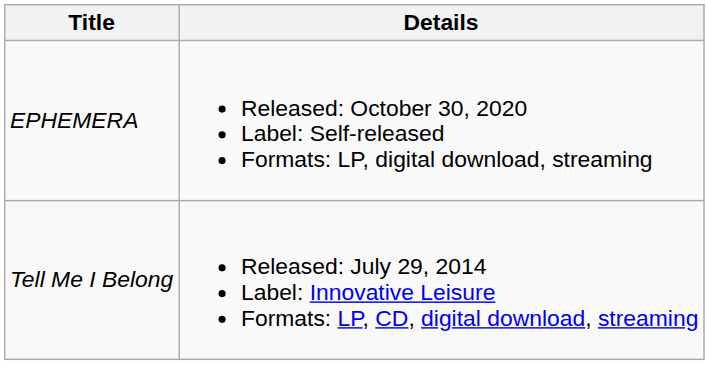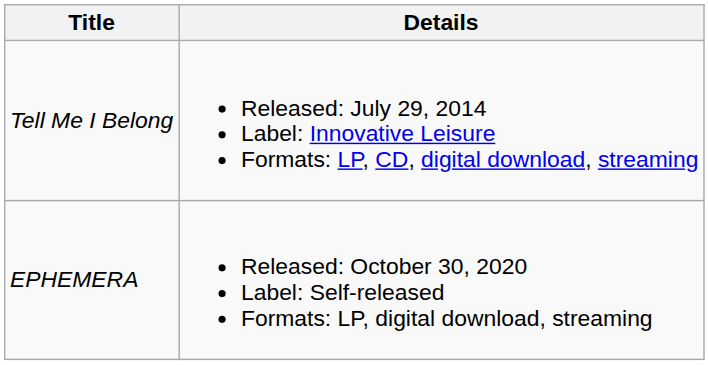rows swapped: (92, 279) <-> (74, 120)
